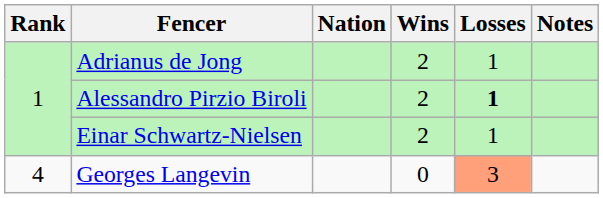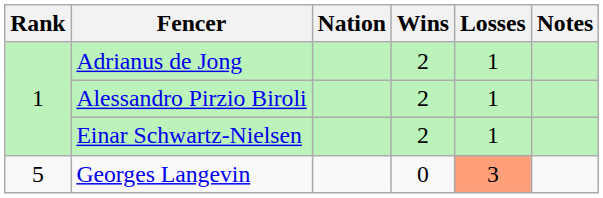(493, 98) bold -> (493, 98) normal
(38, 173) 4 -> (38, 173) 5
